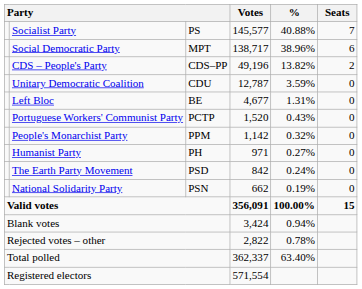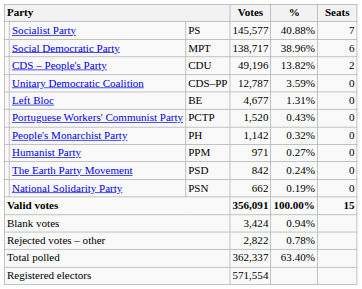(208, 65) CDS–PP -> (200, 65) CDU
(200, 83) CDU -> (208, 83) CDS–PP
(199, 135) PPM -> (195, 135) PH
(195, 153) PH -> (199, 153) PPM
